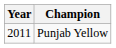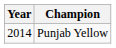(19, 33) 2011 -> (19, 33) 2014
